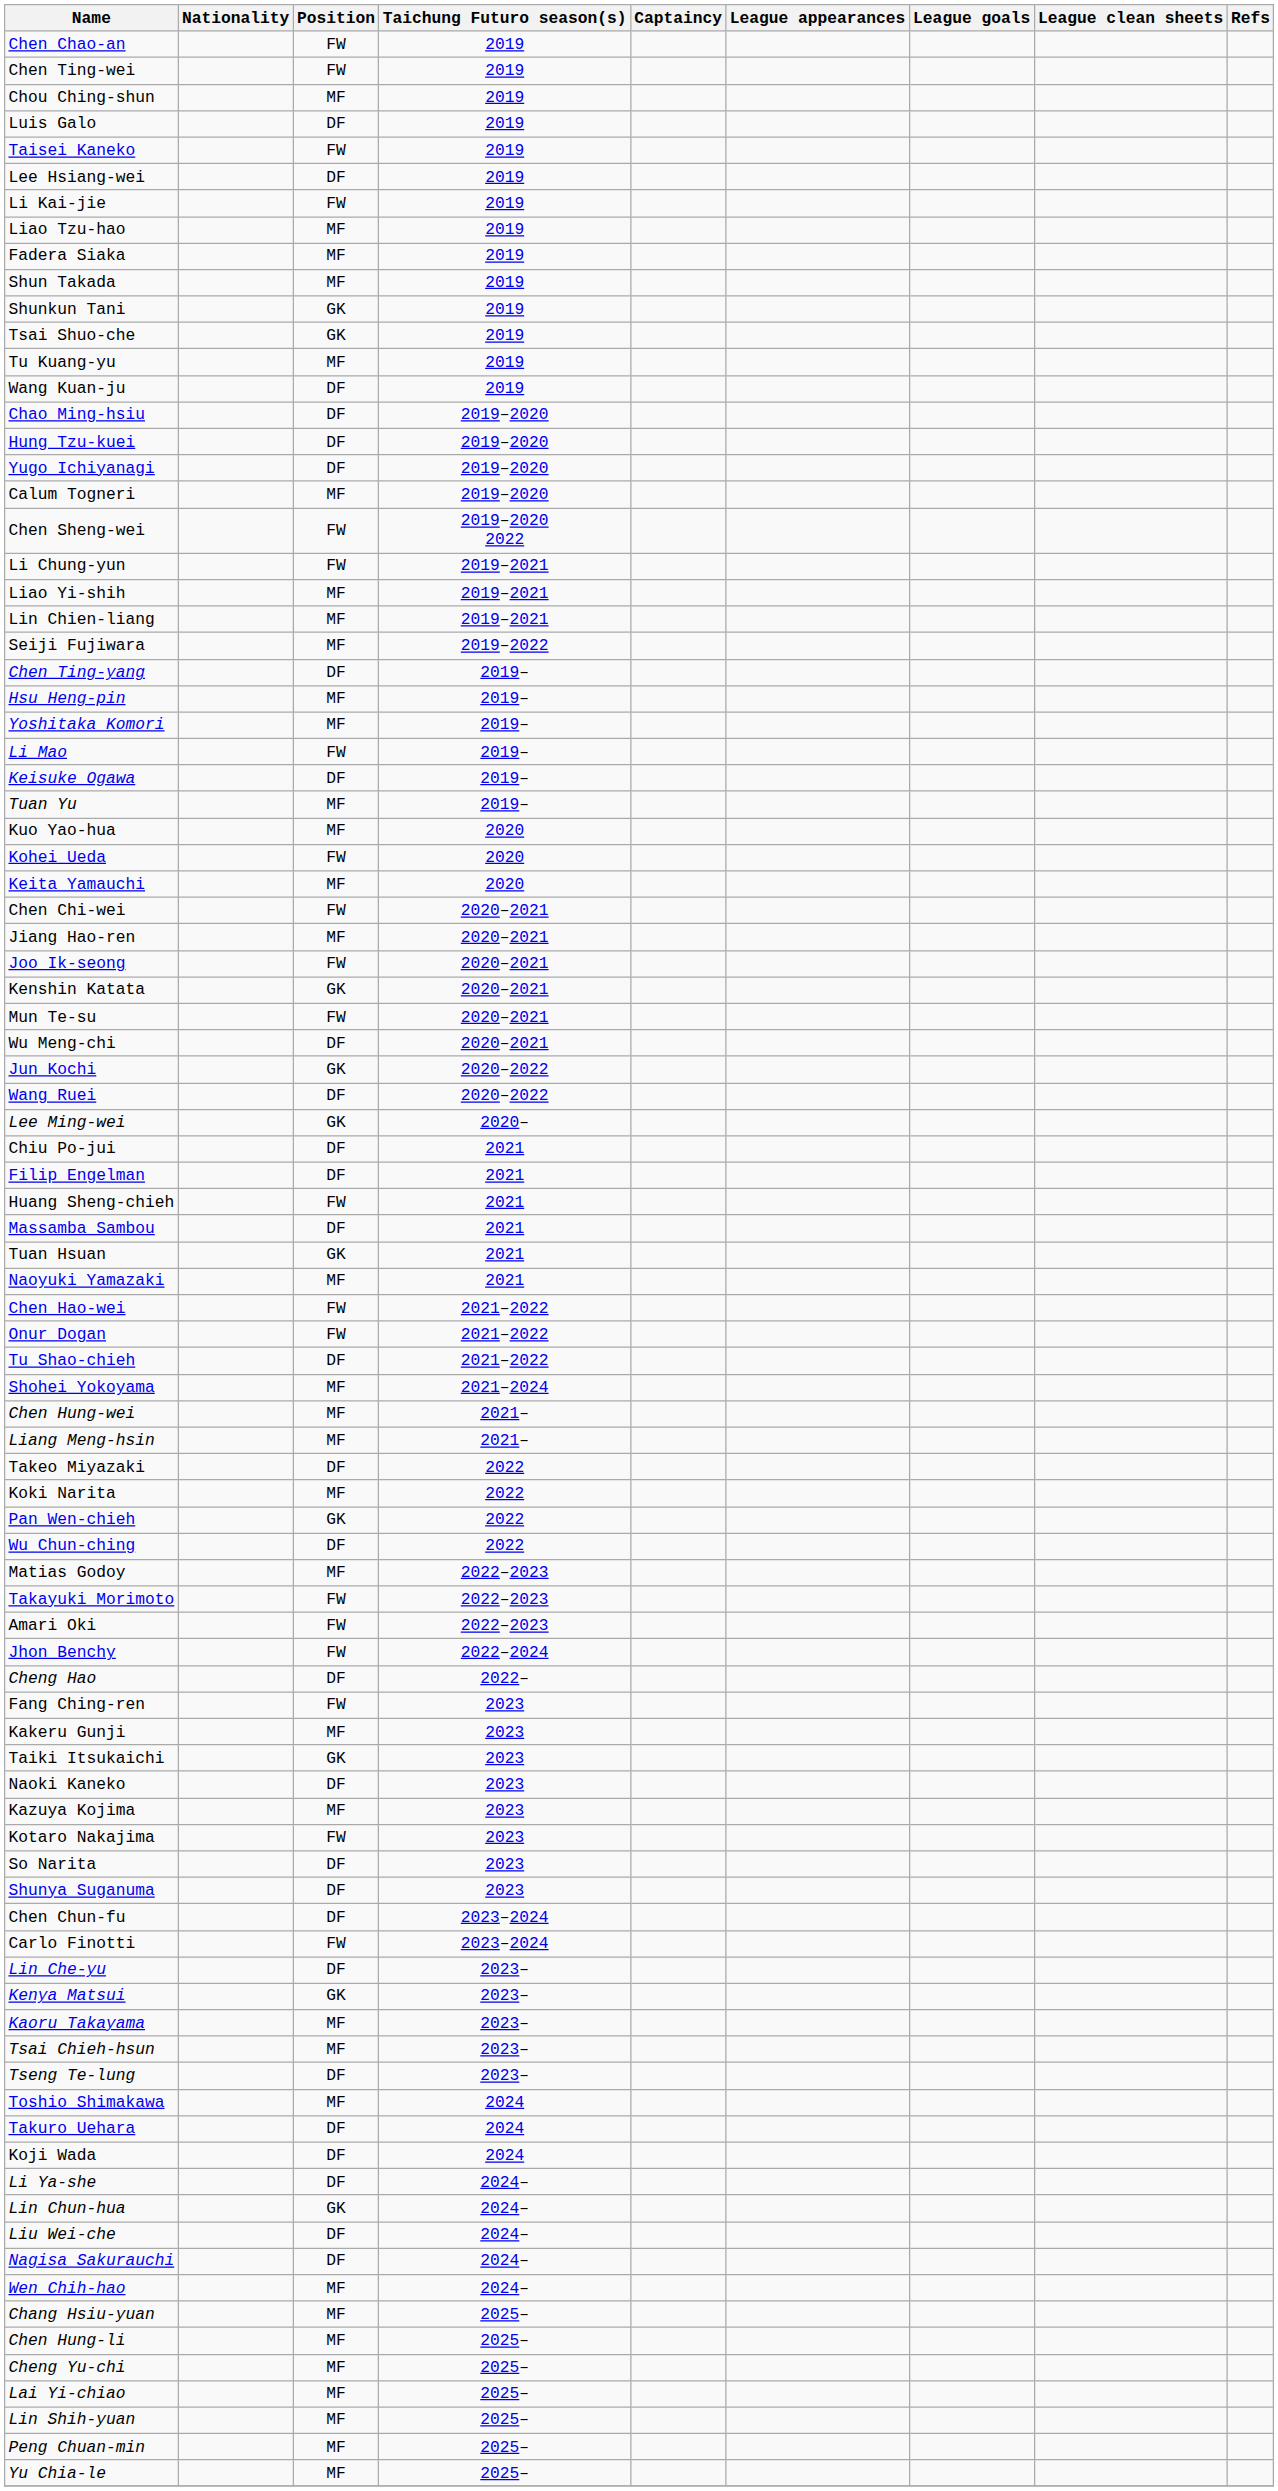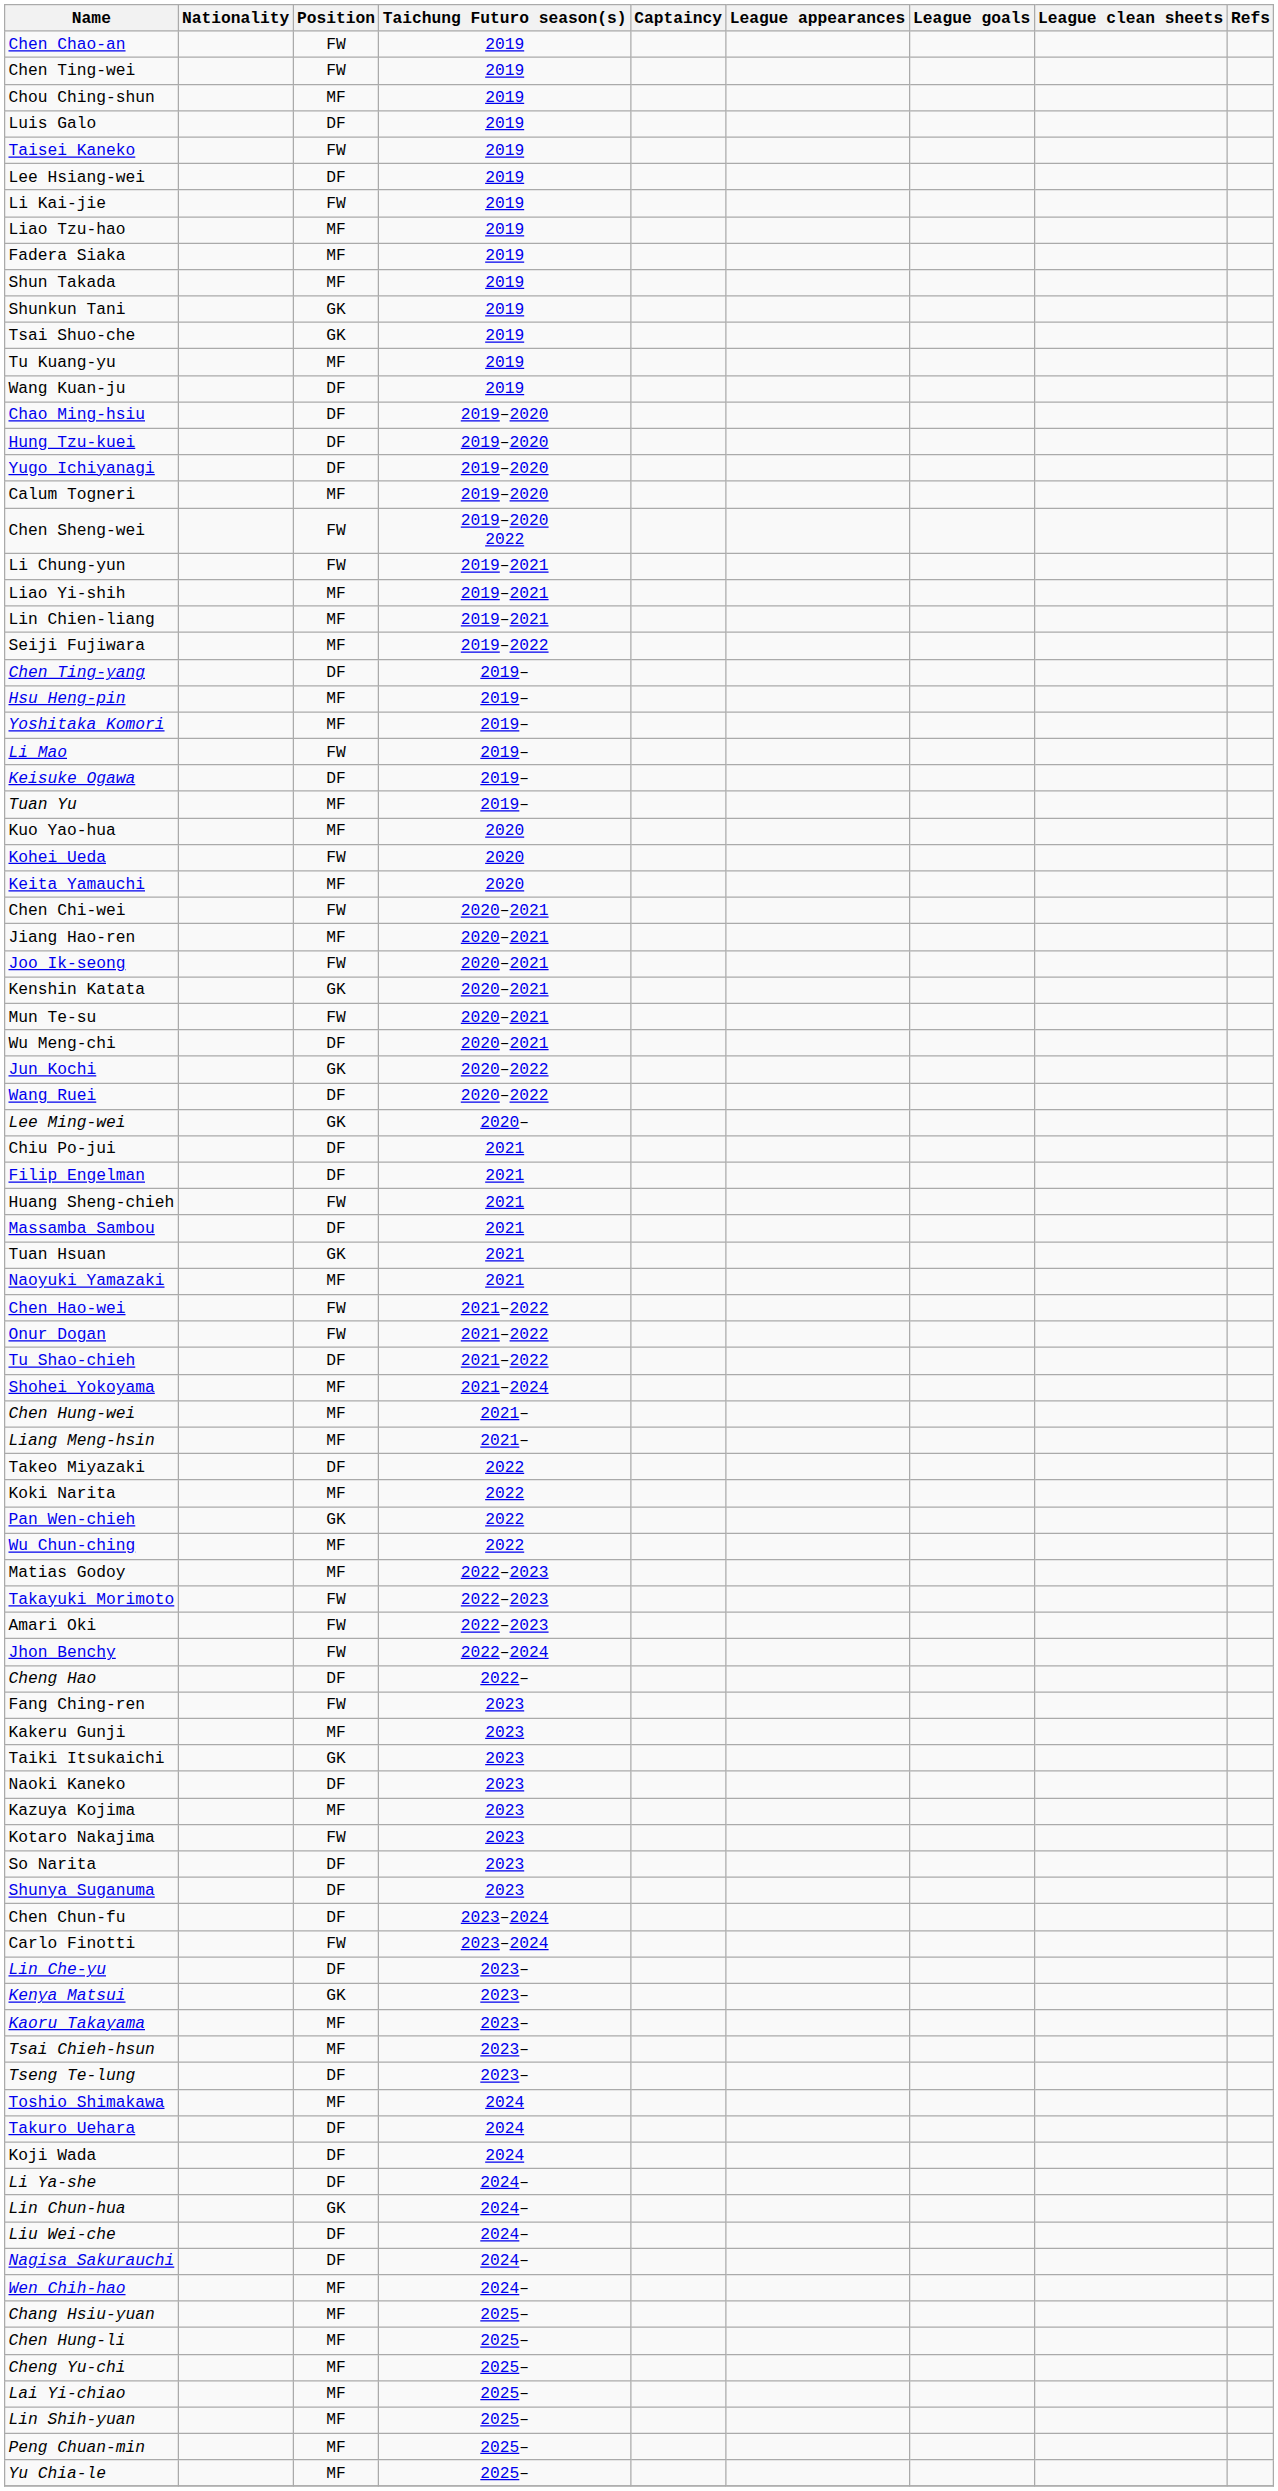(336, 1546) DF -> (336, 1546) MF
